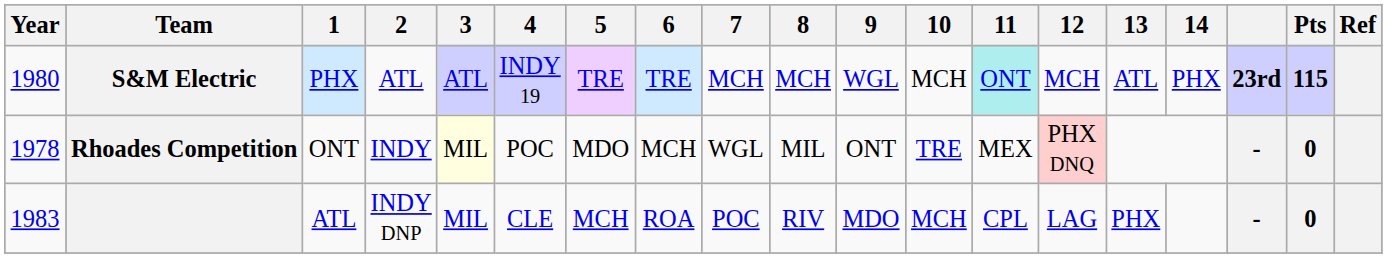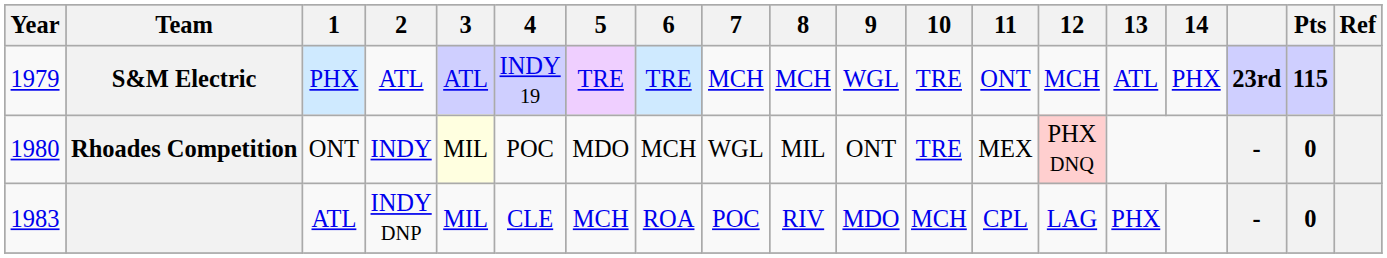(35, 79) 1980 -> (35, 79) 1979
(939, 79) MCH -> (939, 79) TRE
(1005, 79) paleturquoise background -> (1005, 79) no background
(35, 149) 1978 -> (35, 149) 1980
